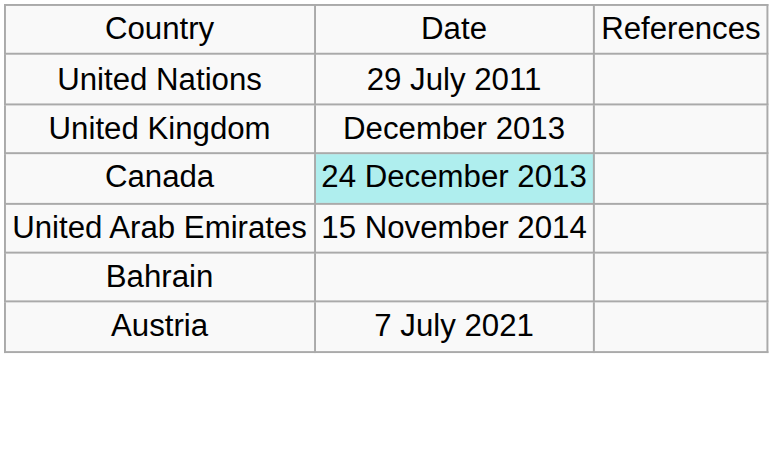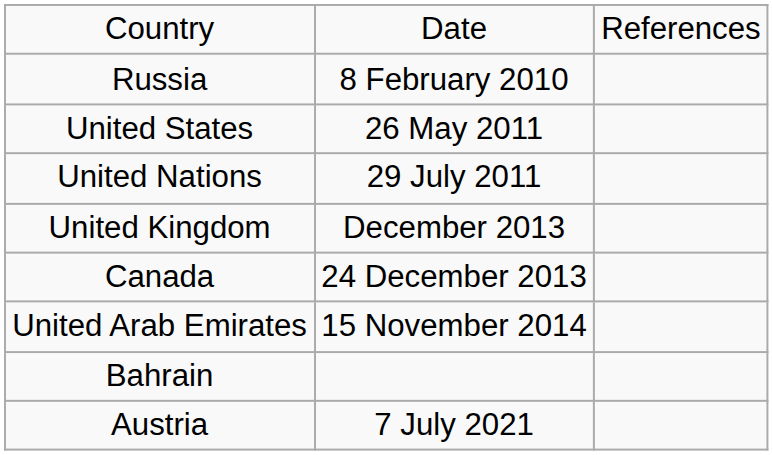+ row: (160, 78)
+ row: (160, 128)
(454, 177) paleturquoise background -> (454, 276) no background
